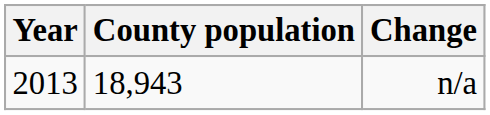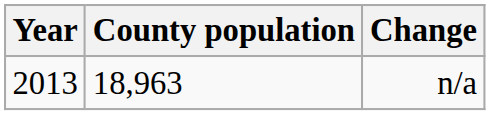(138, 82) 18,943 -> (138, 82) 18,963
